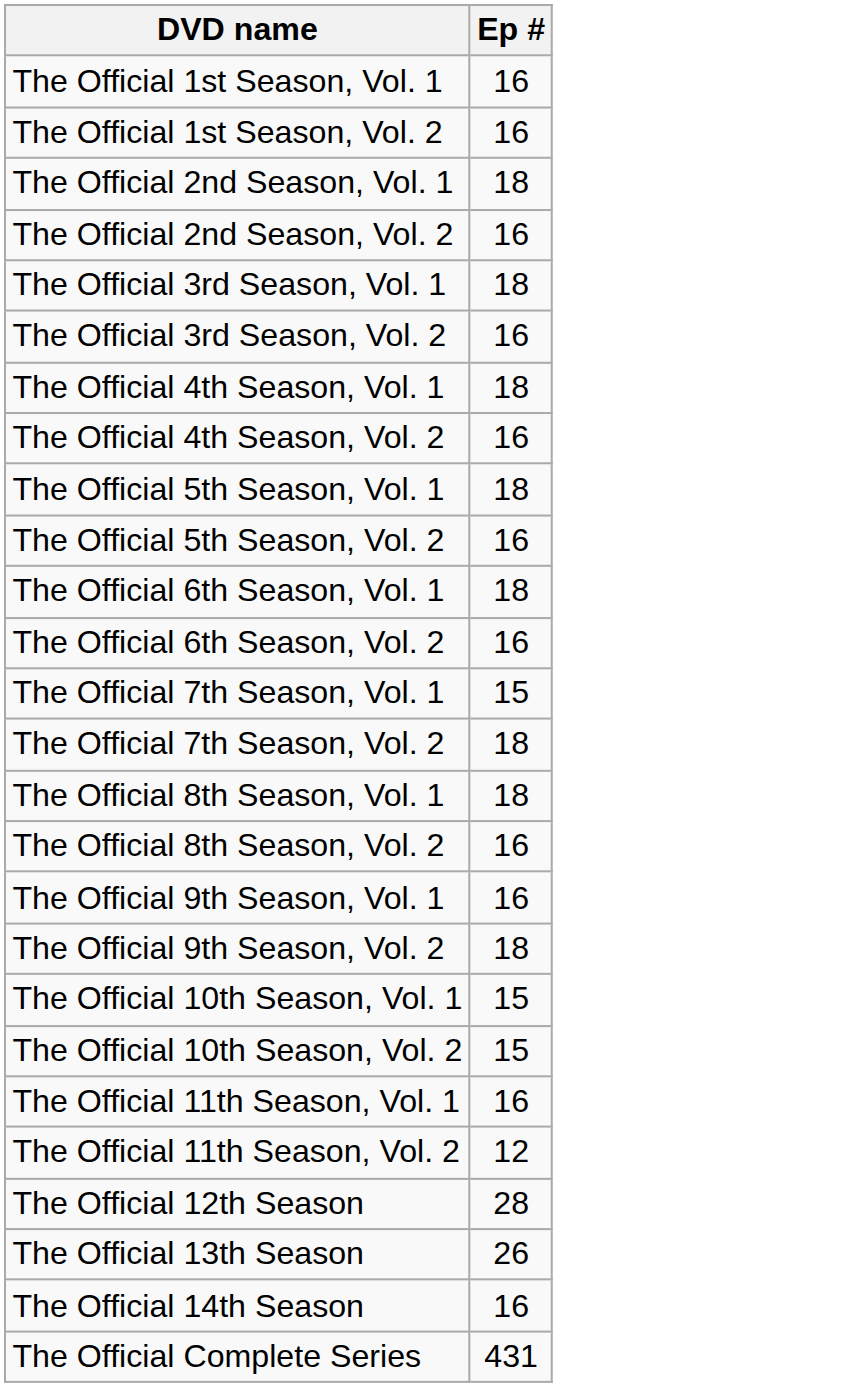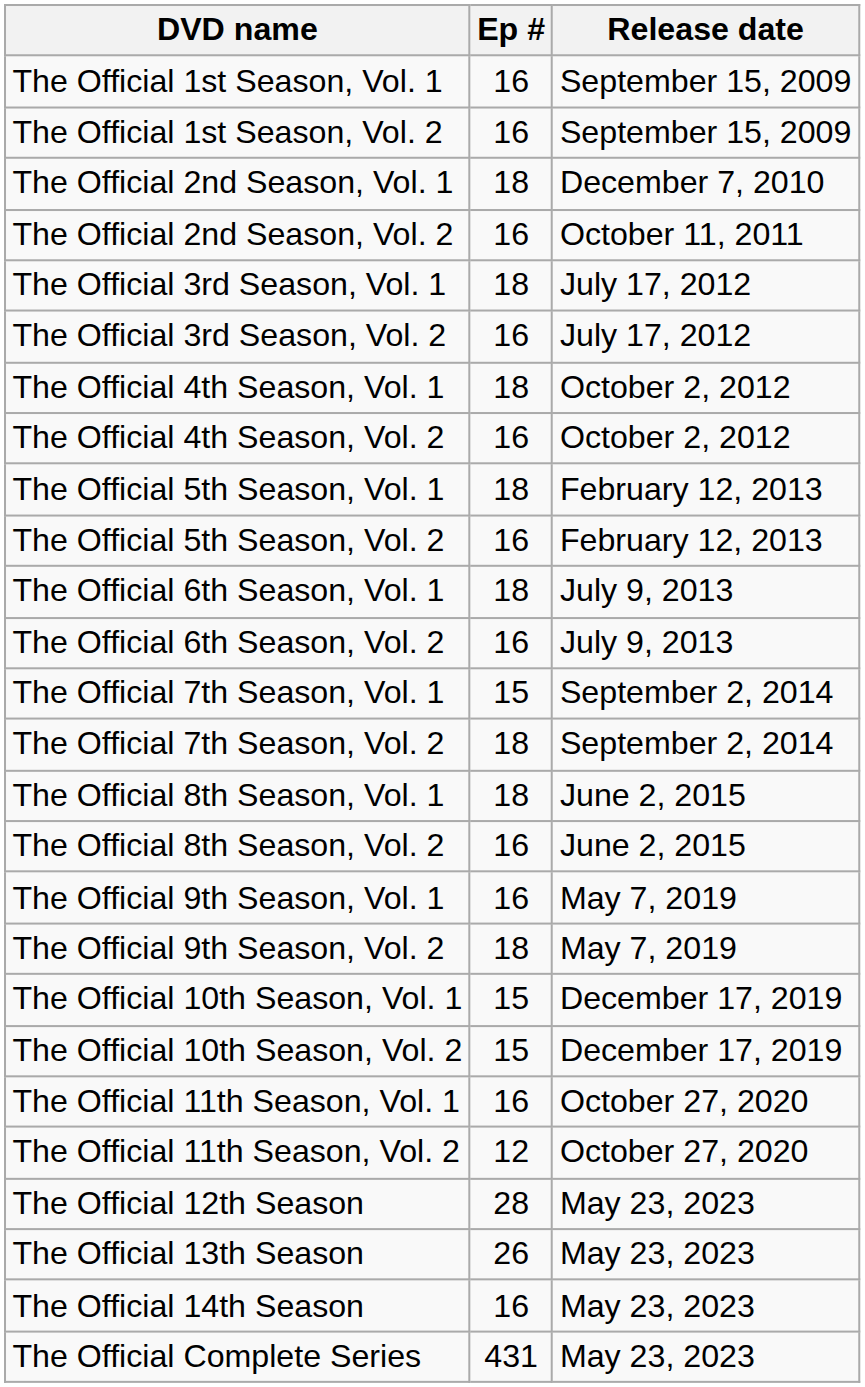+ column: (706, 30)
